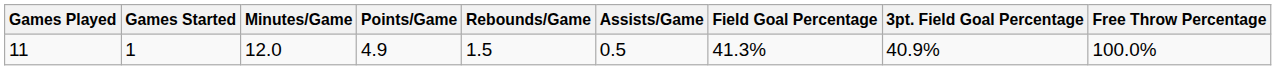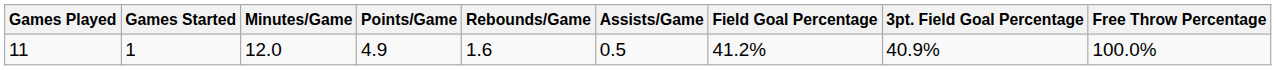(479, 49) 1.5 -> (479, 49) 1.6
(739, 49) 41.3% -> (739, 49) 41.2%
